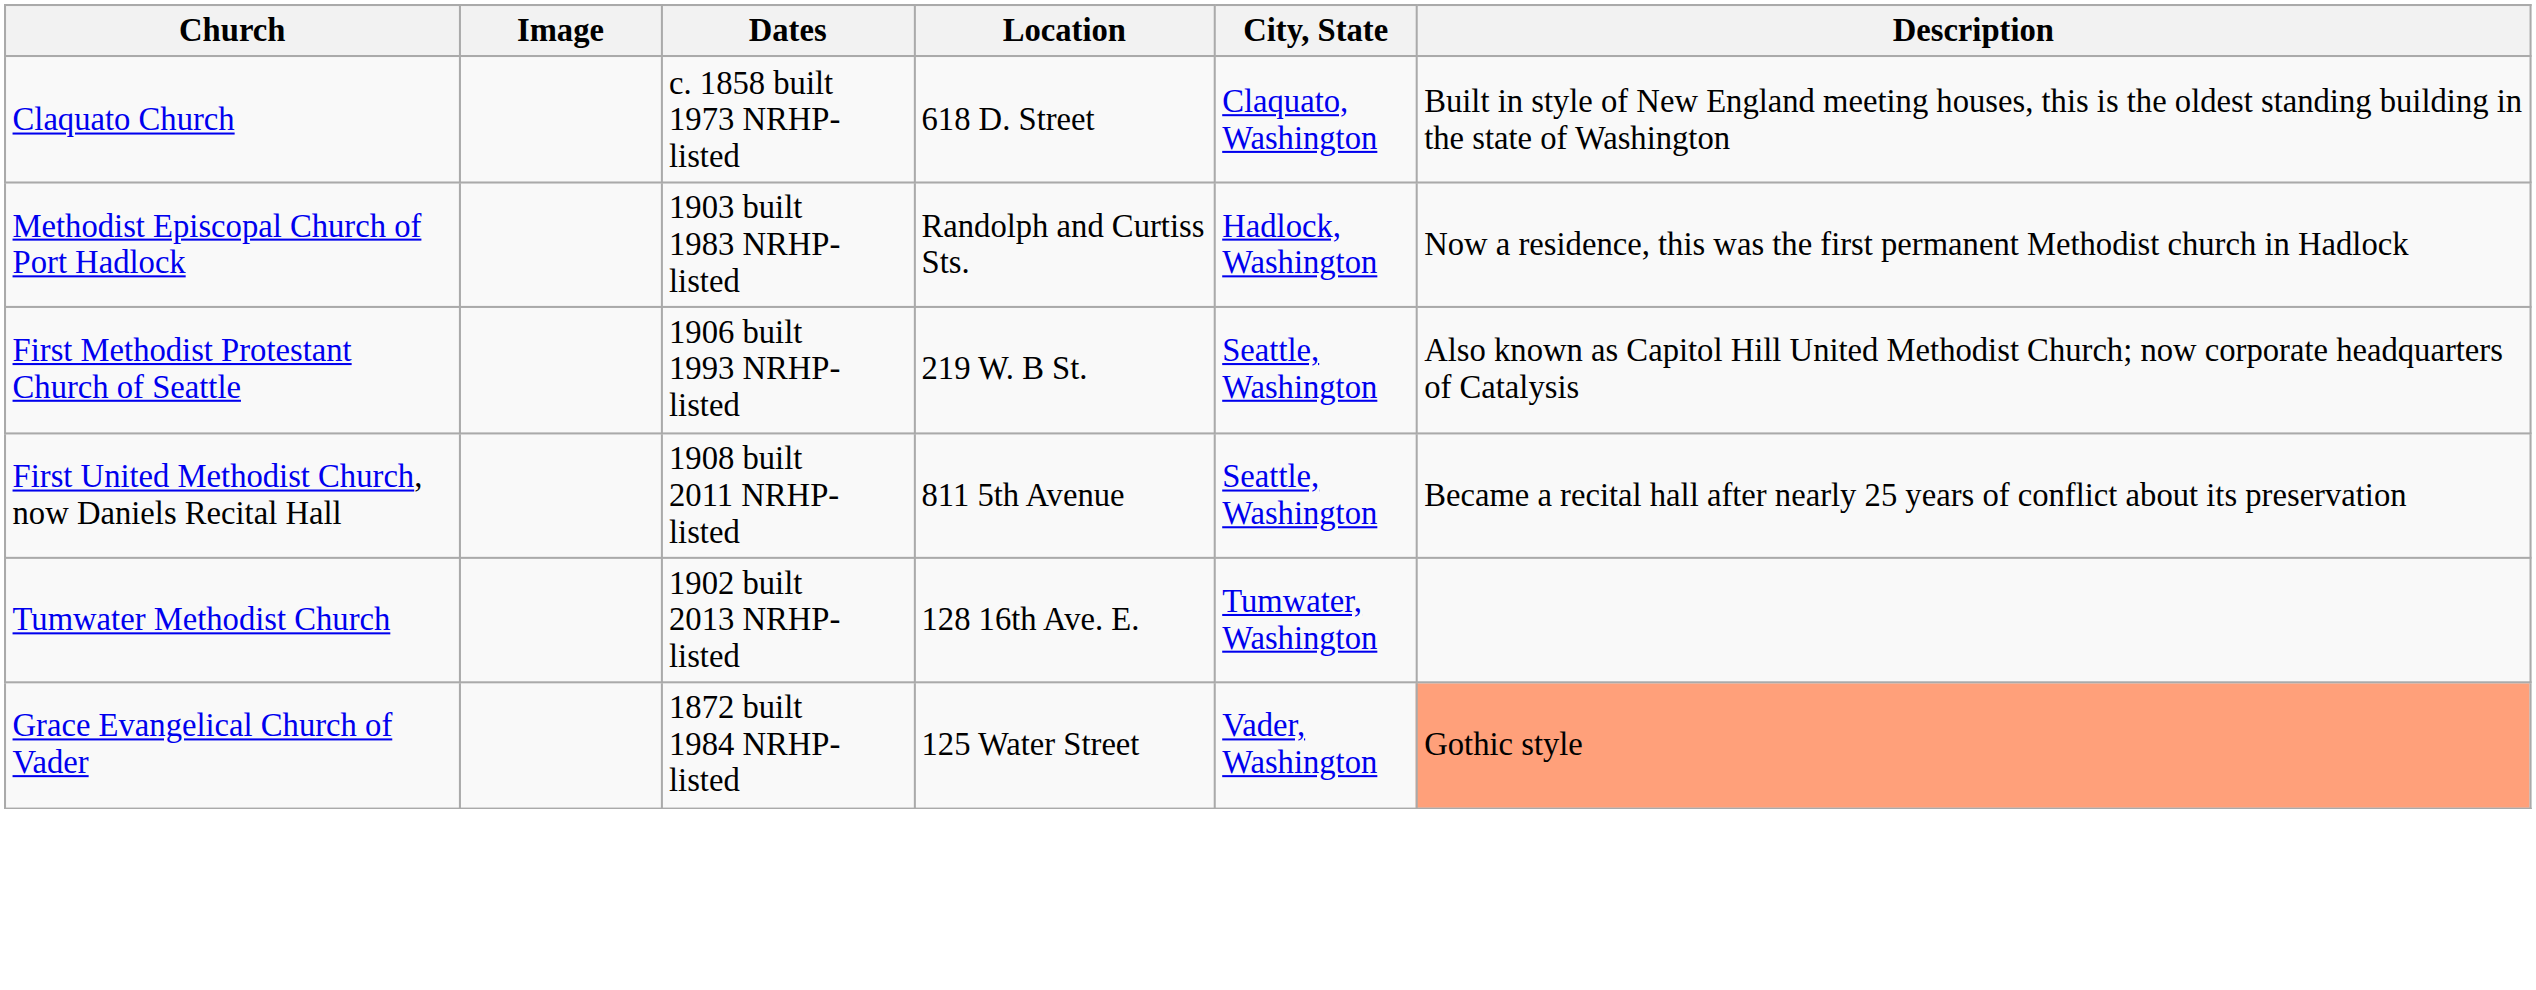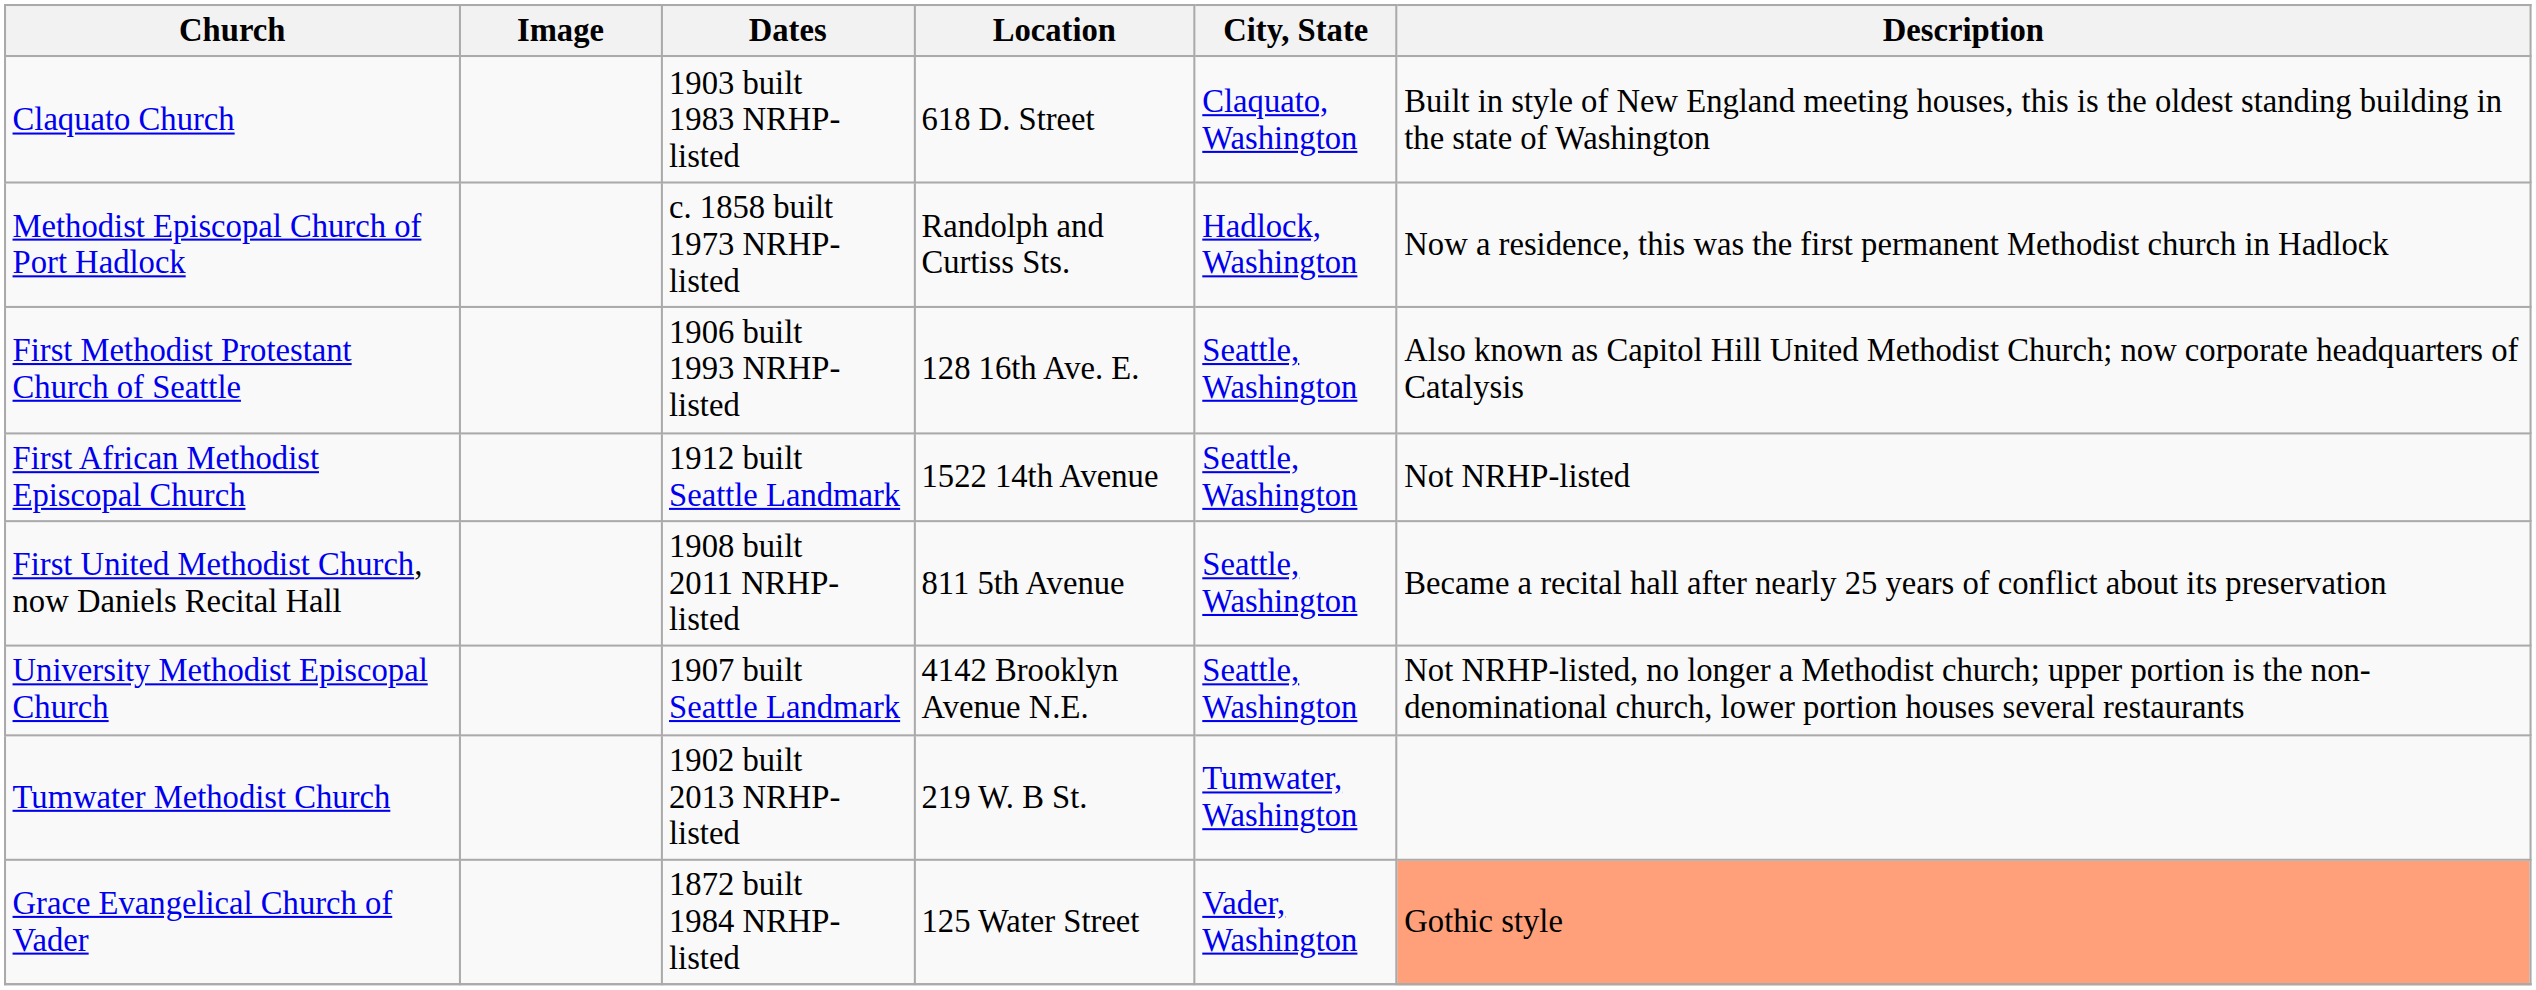(755, 118) c. 1858 built 1973 NRHP-listed -> (755, 118) 1903 built 1983 NRHP-listed
(755, 244) 1903 built 1983 NRHP-listed -> (755, 244) c. 1858 built 1973 NRHP-listed
(1004, 369) 219 W. B St. -> (1030, 369) 128 16th Ave. E.
+ row: (166, 476)
+ row: (220, 689)
(1030, 619) 128 16th Ave. E. -> (1004, 796) 219 W. B St.
